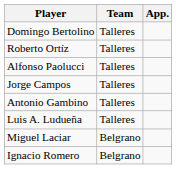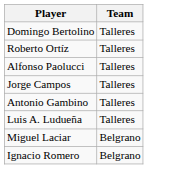- column: (157, 13)
